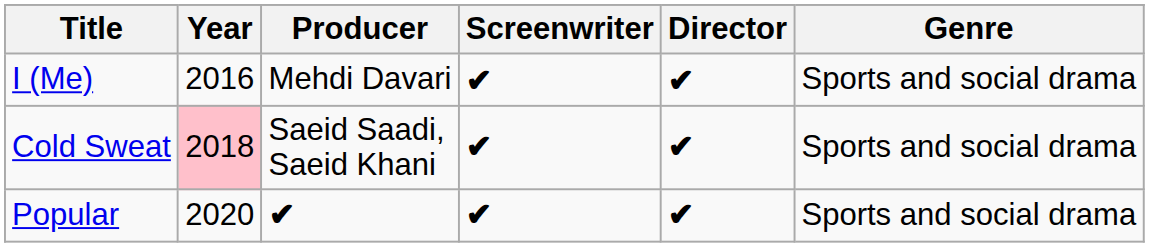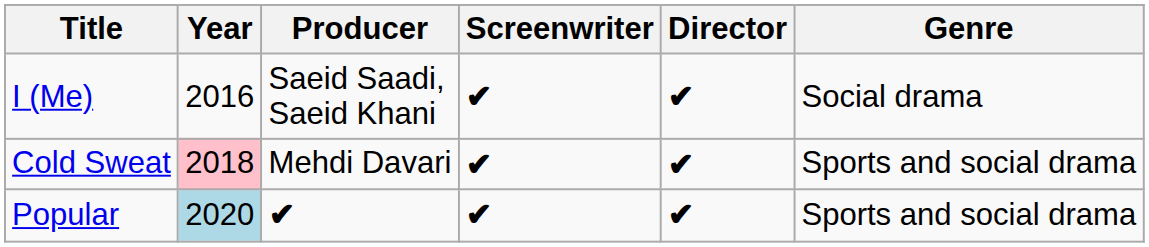(360, 79) Mehdi Davari -> (357, 95) Saeid Saadi, Saeid Khani
(969, 79) Sports and social drama -> (892, 95) Social drama
(357, 146) Saeid Saadi, Saeid Khani -> (360, 163) Mehdi Davari
(220, 214) no background -> (220, 214) lightblue background
